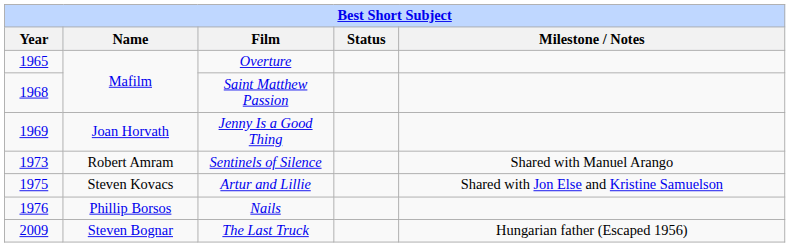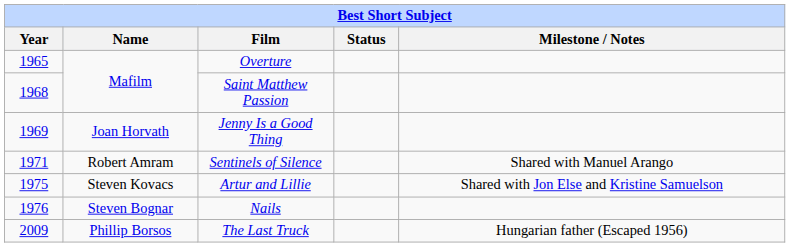(34, 162) 1973 -> (34, 162) 1971
(130, 208) Phillip Borsos -> (130, 208) Steven Bognar
(130, 231) Steven Bognar -> (130, 231) Phillip Borsos
